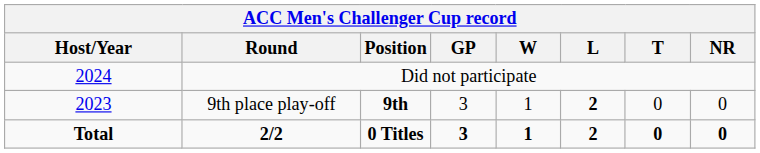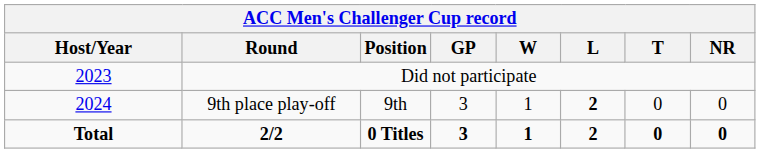(93, 76) 2024 -> (93, 76) 2023
(93, 104) 2023 -> (93, 104) 2024
(396, 104) bold -> (396, 104) normal
